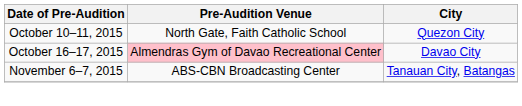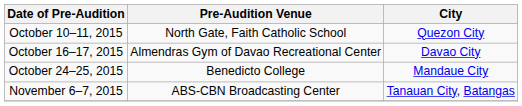(256, 52) pink background -> (256, 52) no background
+ row: (66, 71)
